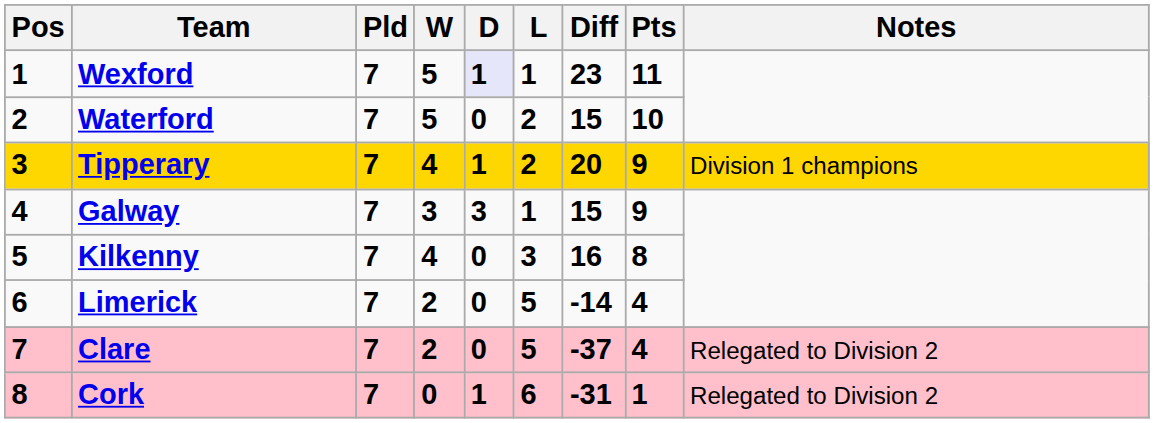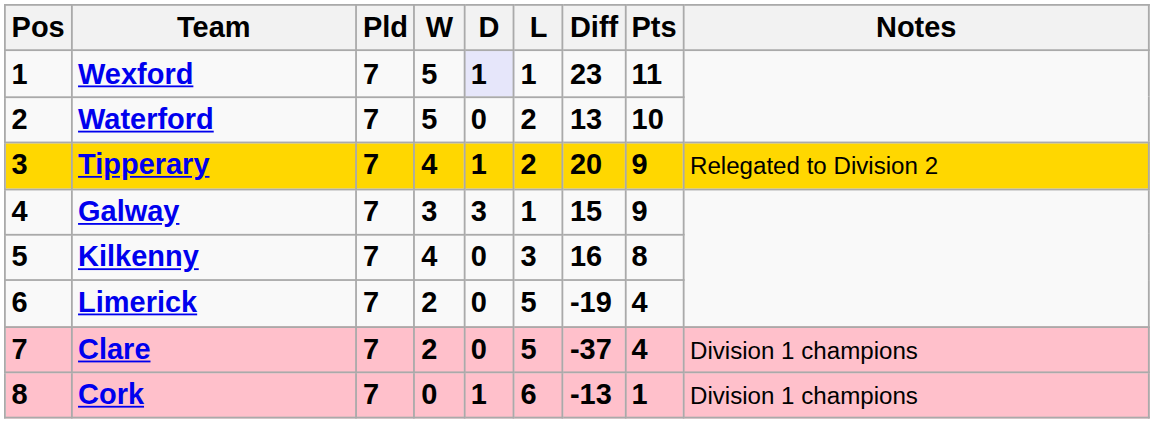(586, 119) 15 -> (586, 119) 13
(804, 167) Division 1 champions -> (814, 167) Relegated to Division 2
(591, 303) -14 -> (591, 303) -19
(814, 350) Relegated to Division 2 -> (804, 350) Division 1 champions
(591, 394) -31 -> (591, 394) -13
(814, 396) Relegated to Division 2 -> (804, 396) Division 1 champions
